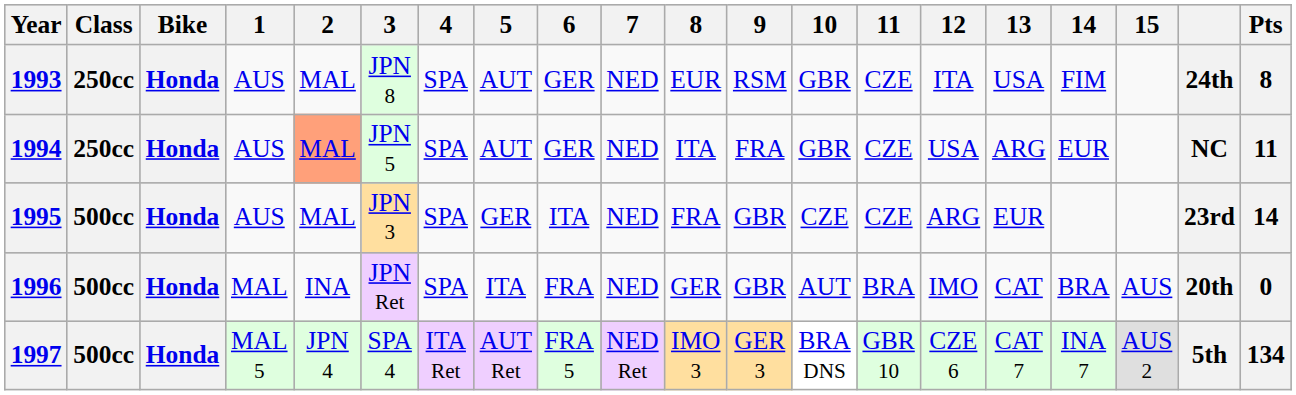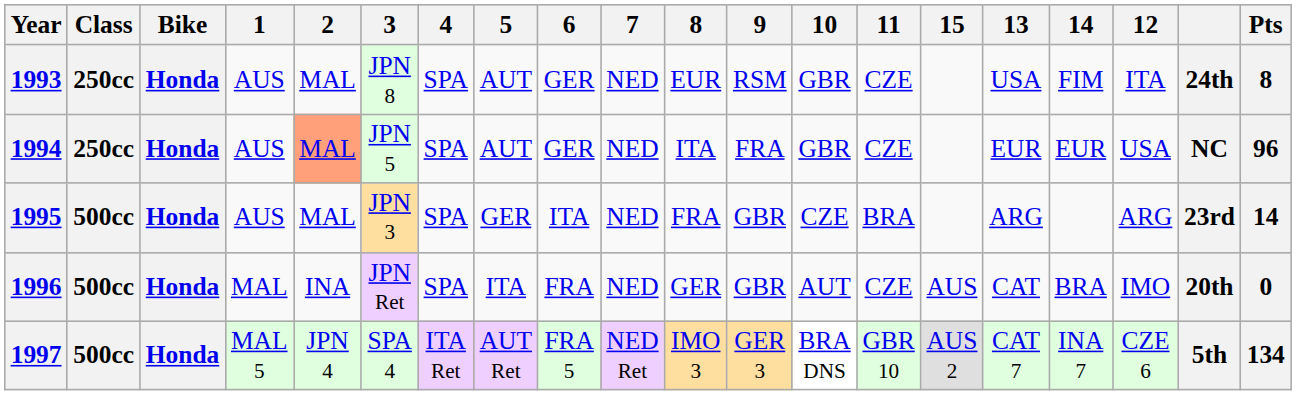columns swapped: (953, 24) <-> (1147, 24)
(1019, 148) ARG -> (1016, 148) EUR
(1266, 148) 11 -> (1266, 148) 96
(889, 217) CZE -> (889, 217) BRA
(1019, 217) EUR -> (1016, 217) ARG
(889, 286) BRA -> (889, 286) CZE
